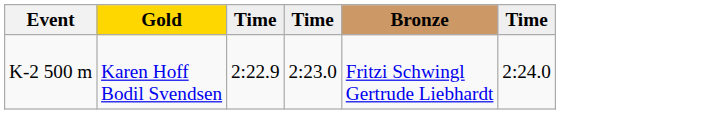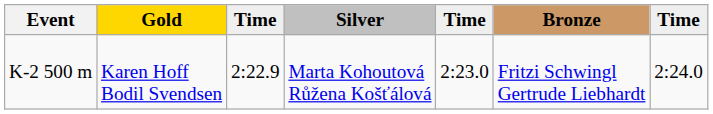+ column: (360, 19)
